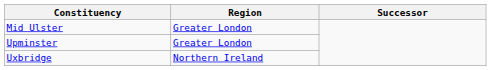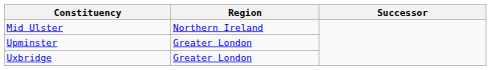(212, 27) Greater London -> (218, 27) Northern Ireland
(218, 58) Northern Ireland -> (212, 58) Greater London
